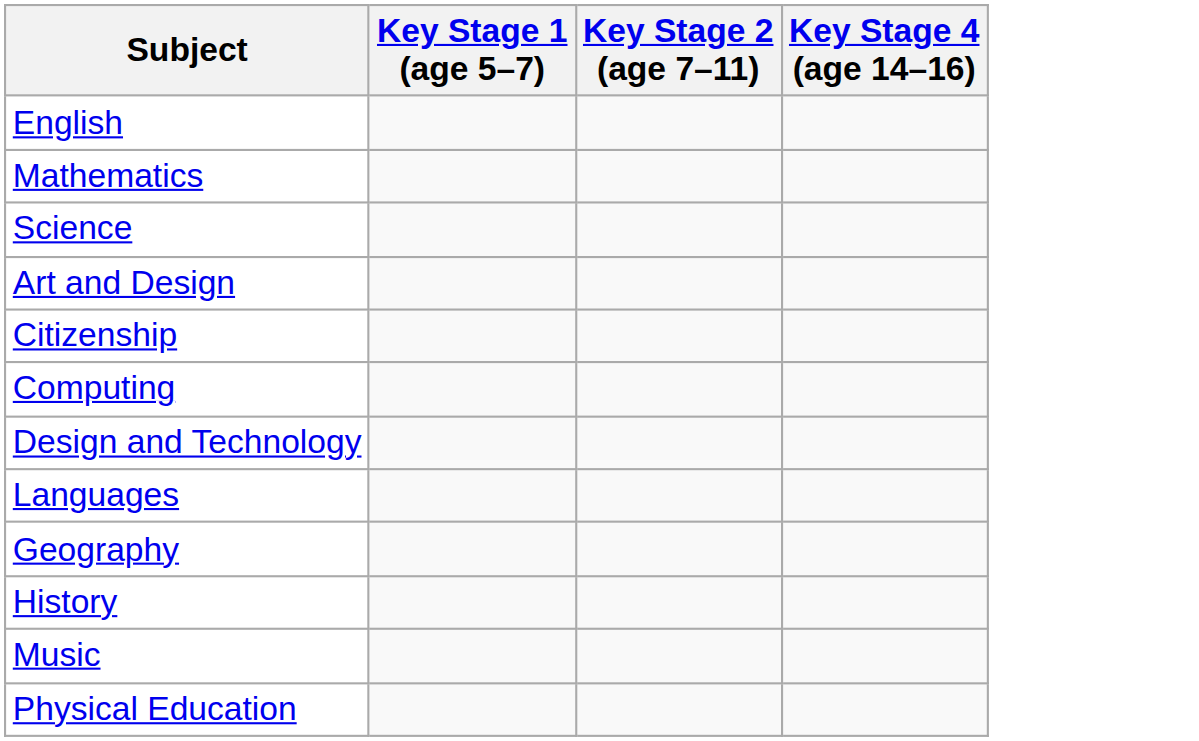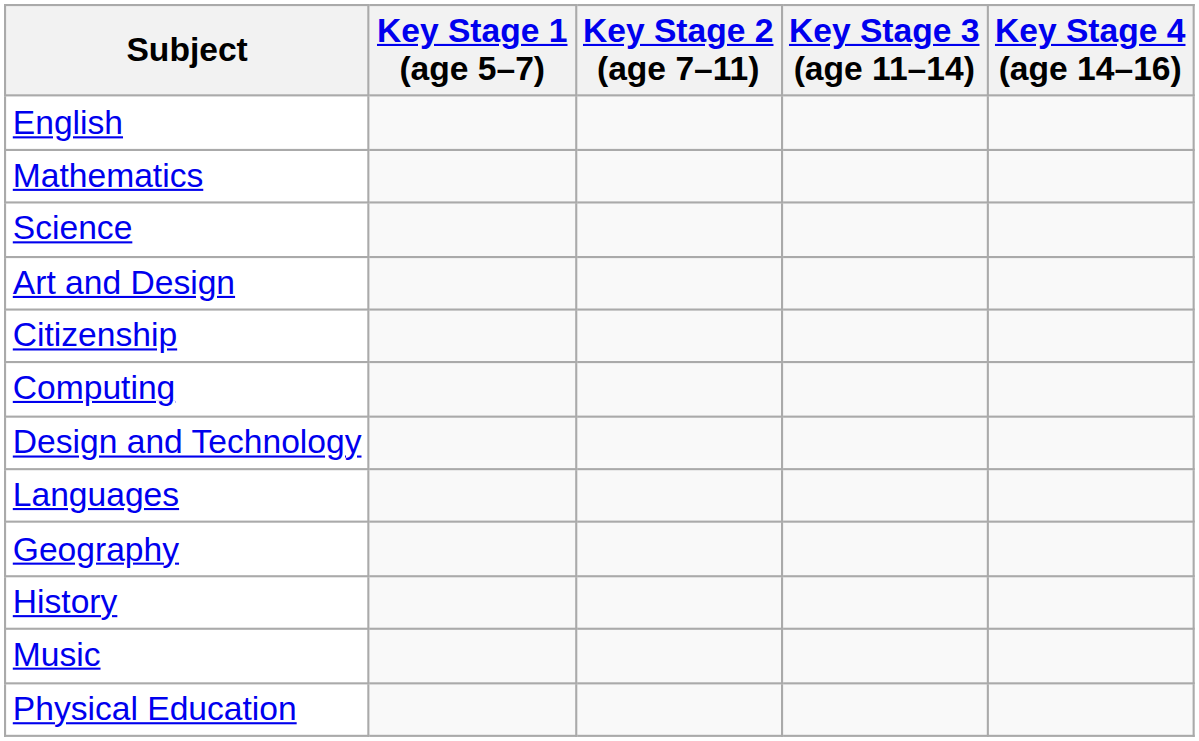+ column: (884, 50)
